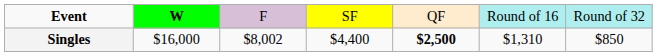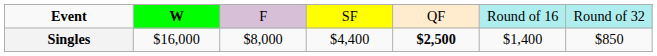(263, 40) $8,002 -> (263, 40) $8,000
(523, 40) $1,310 -> (523, 40) $1,400
